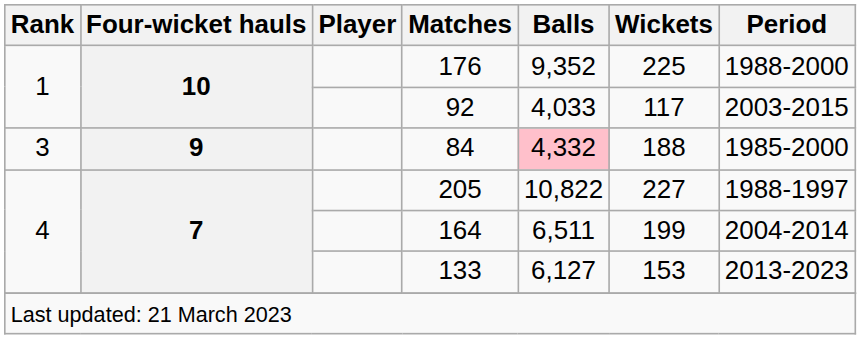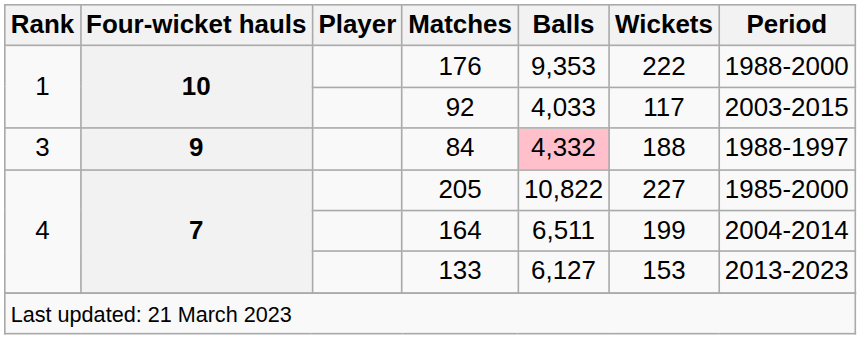(564, 66) 9,352 -> (564, 66) 9,353
(664, 66) 225 -> (664, 66) 222
(787, 148) 1985-2000 -> (787, 148) 1988-1997
(787, 189) 1988-1997 -> (787, 189) 1985-2000
